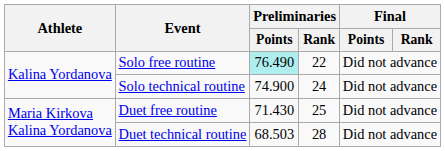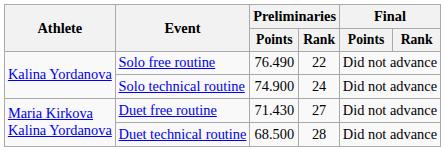(274, 62) paleturquoise background -> (274, 62) no background
(319, 110) 25 -> (319, 110) 27
(274, 134) 68.503 -> (274, 134) 68.500
